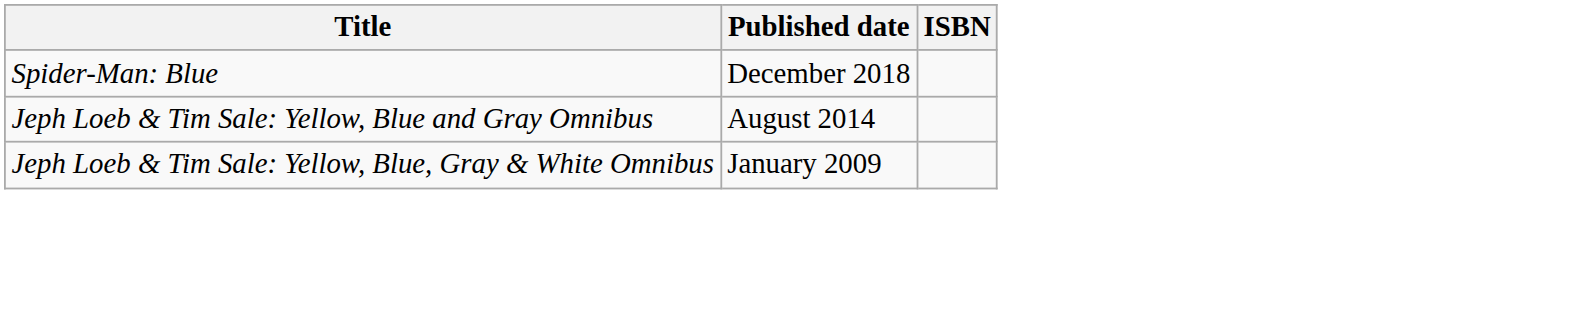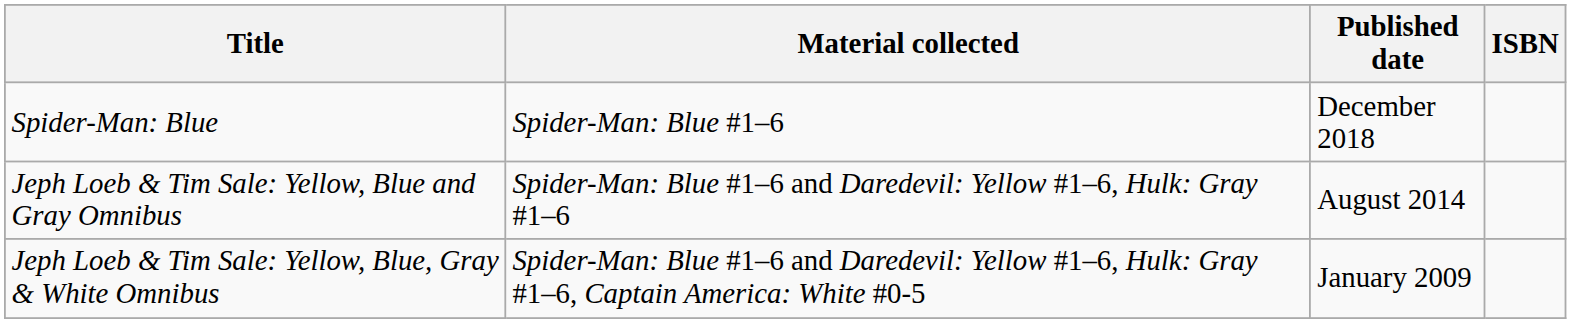+ column: (908, 43)
